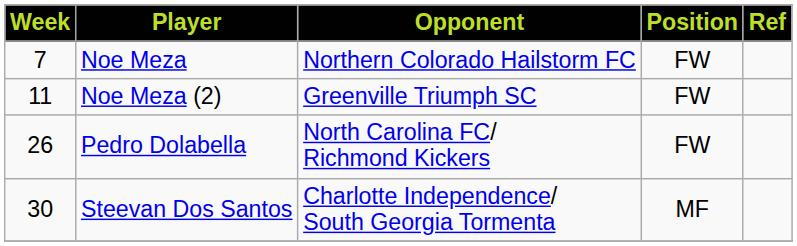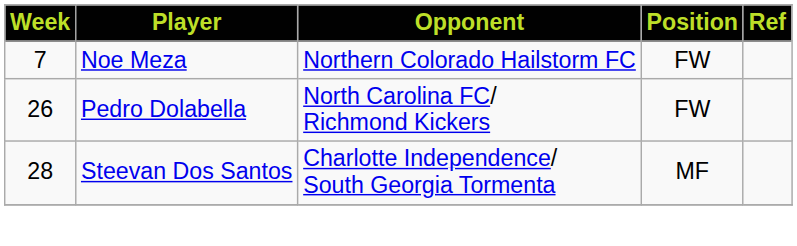- row: (151, 96)
(40, 209) 30 -> (40, 172) 28
